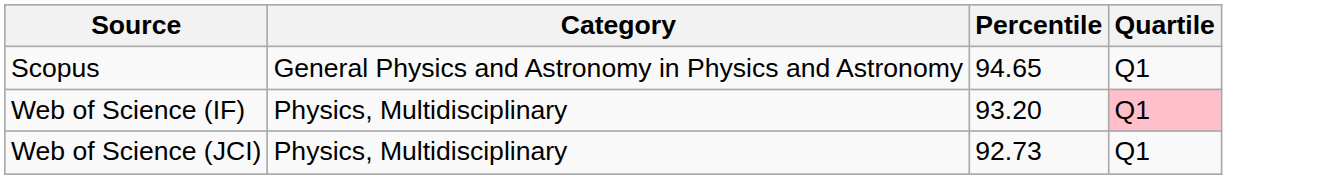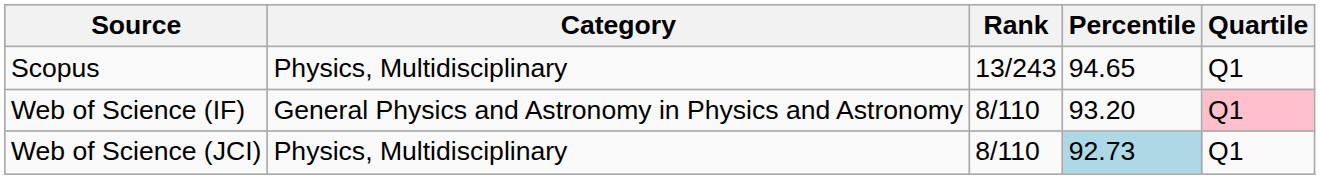+ column: (1016, 25)
(618, 67) General Physics and Astronomy in Physics and Astronomy -> (421, 67) Physics, Multidisciplinary
(421, 109) Physics, Multidisciplinary -> (618, 109) General Physics and Astronomy in Physics and Astronomy
(1009, 151) no background -> (1102, 151) lightblue background
